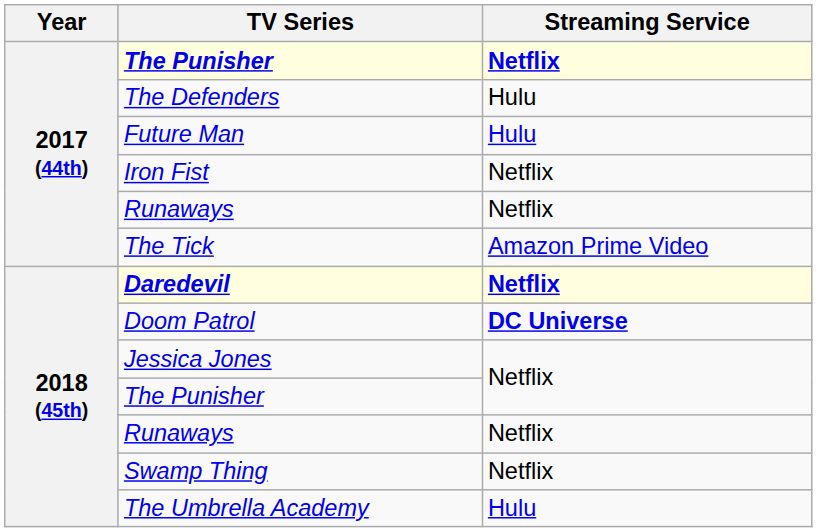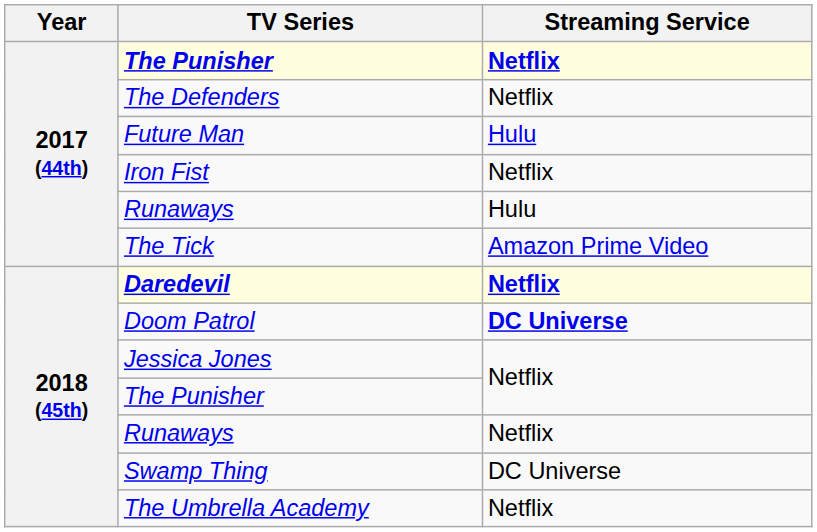(512, 97) Hulu -> (521, 97) Netflix
(521, 209) Netflix -> (512, 209) Hulu
(521, 470) Netflix -> (555, 470) DC Universe
(512, 508) Hulu -> (521, 508) Netflix
